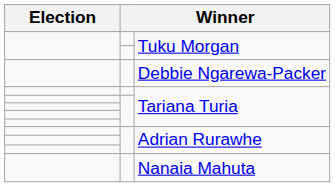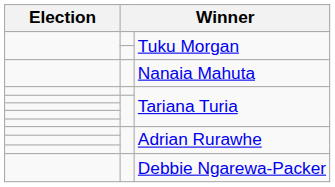rows swapped: (63, 168) <-> (63, 73)
